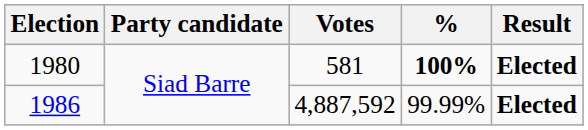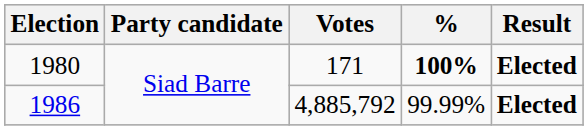(345, 64) 581 -> (345, 64) 171
(345, 104) 4,887,592 -> (345, 104) 4,885,792
